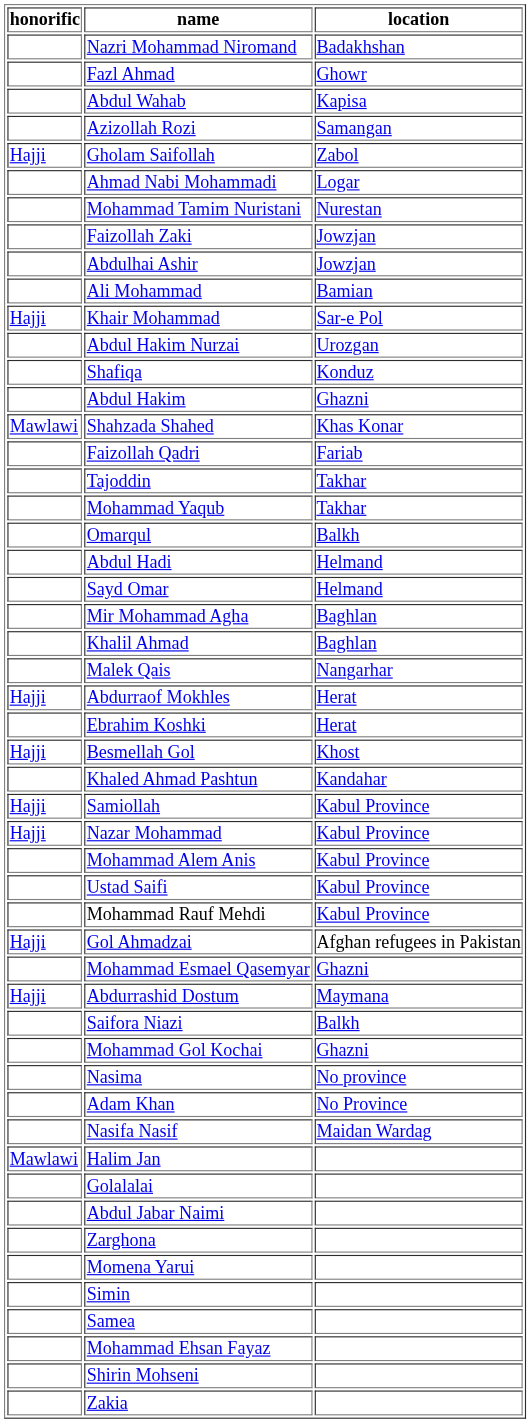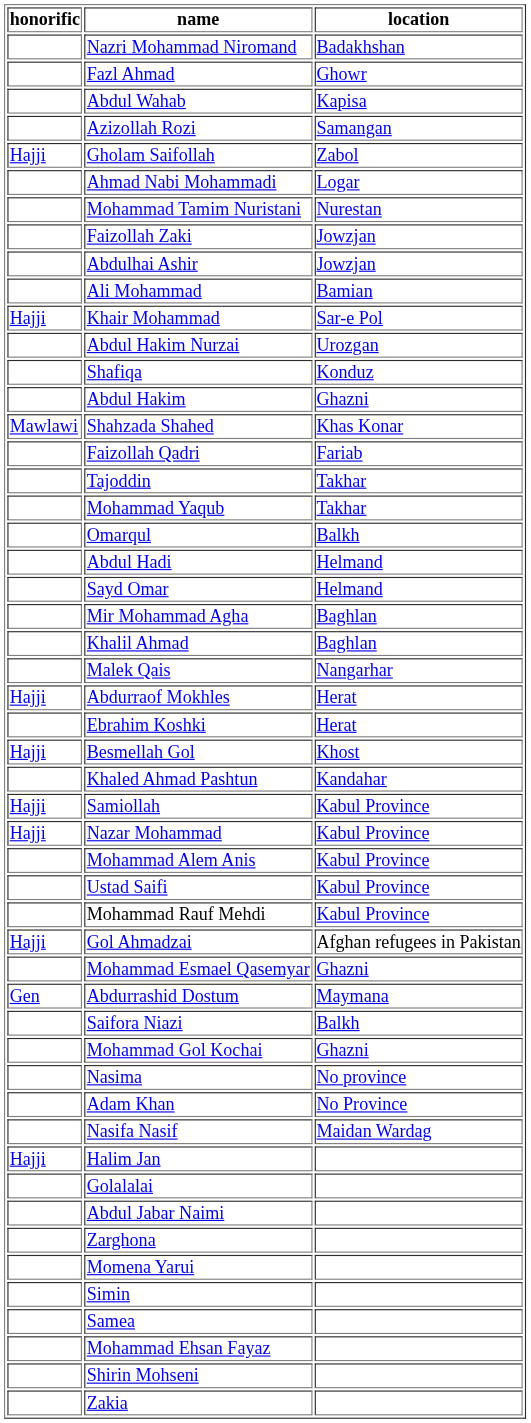(28, 996) Hajji -> (25, 996) Gen
(44, 1158) Mawlawi -> (28, 1158) Hajji
